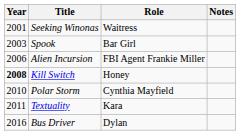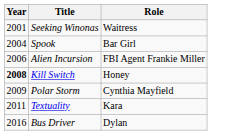- column: (221, 12)
(17, 43) 2003 -> (17, 43) 2004
(17, 91) 2010 -> (17, 91) 2009
